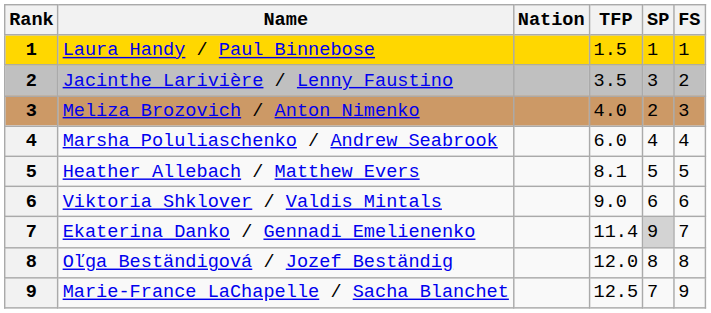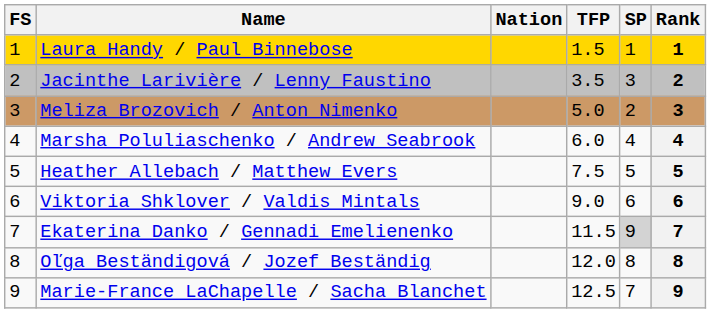columns swapped: (31, 20) <-> (689, 20)
(610, 111) 4.0 -> (588, 111) 5.0
(610, 171) 8.1 -> (588, 171) 7.5
(616, 232) 11.4 -> (594, 232) 11.5
